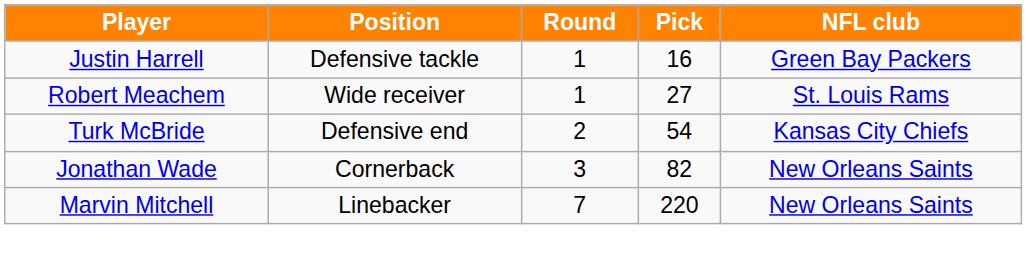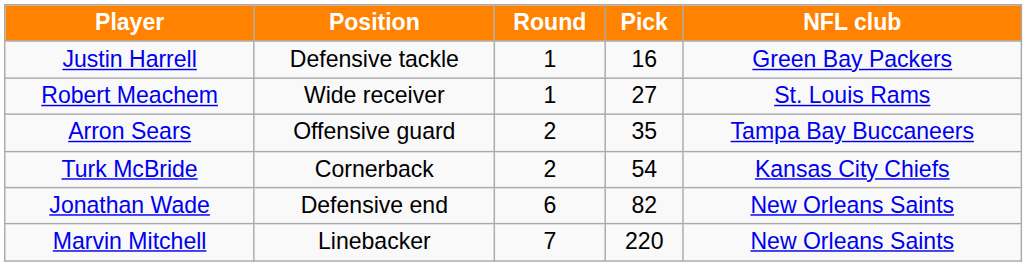+ row: (130, 132)
(395, 132) Defensive end -> (374, 168) Cornerback
(395, 168) Cornerback -> (374, 205) Defensive end
(580, 168) 3 -> (550, 205) 6
